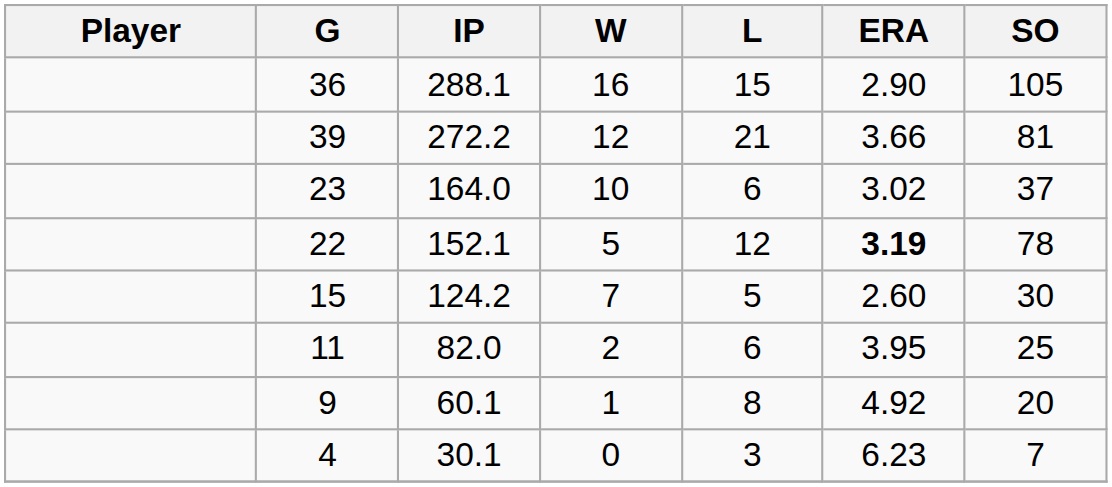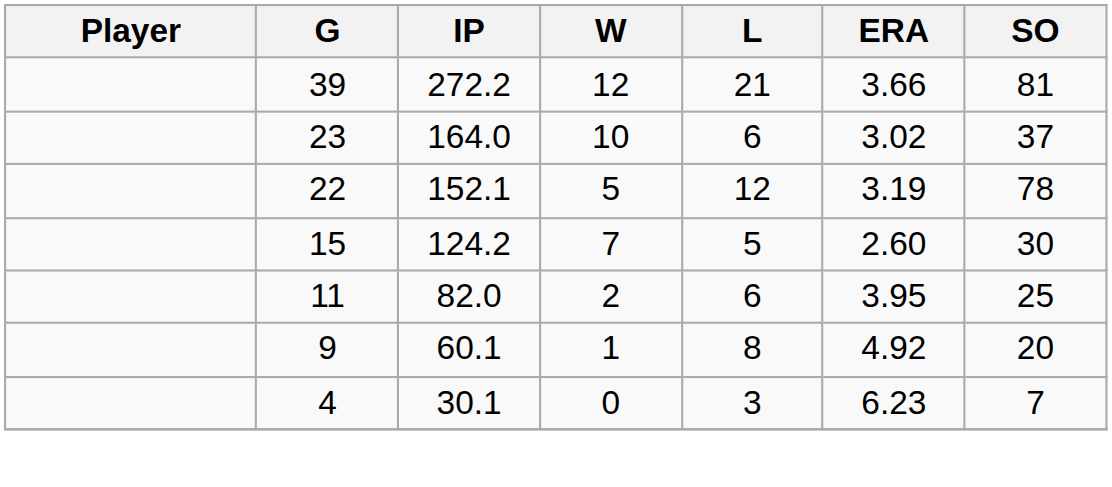- row: (328, 84)
(894, 243) bold -> (894, 190) normal
